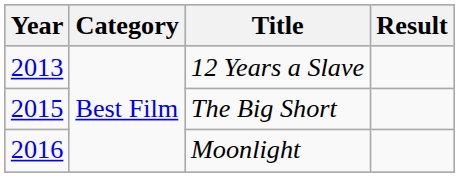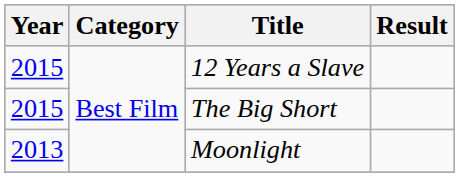(37, 66) 2013 -> (37, 66) 2015
(37, 150) 2016 -> (37, 150) 2013
